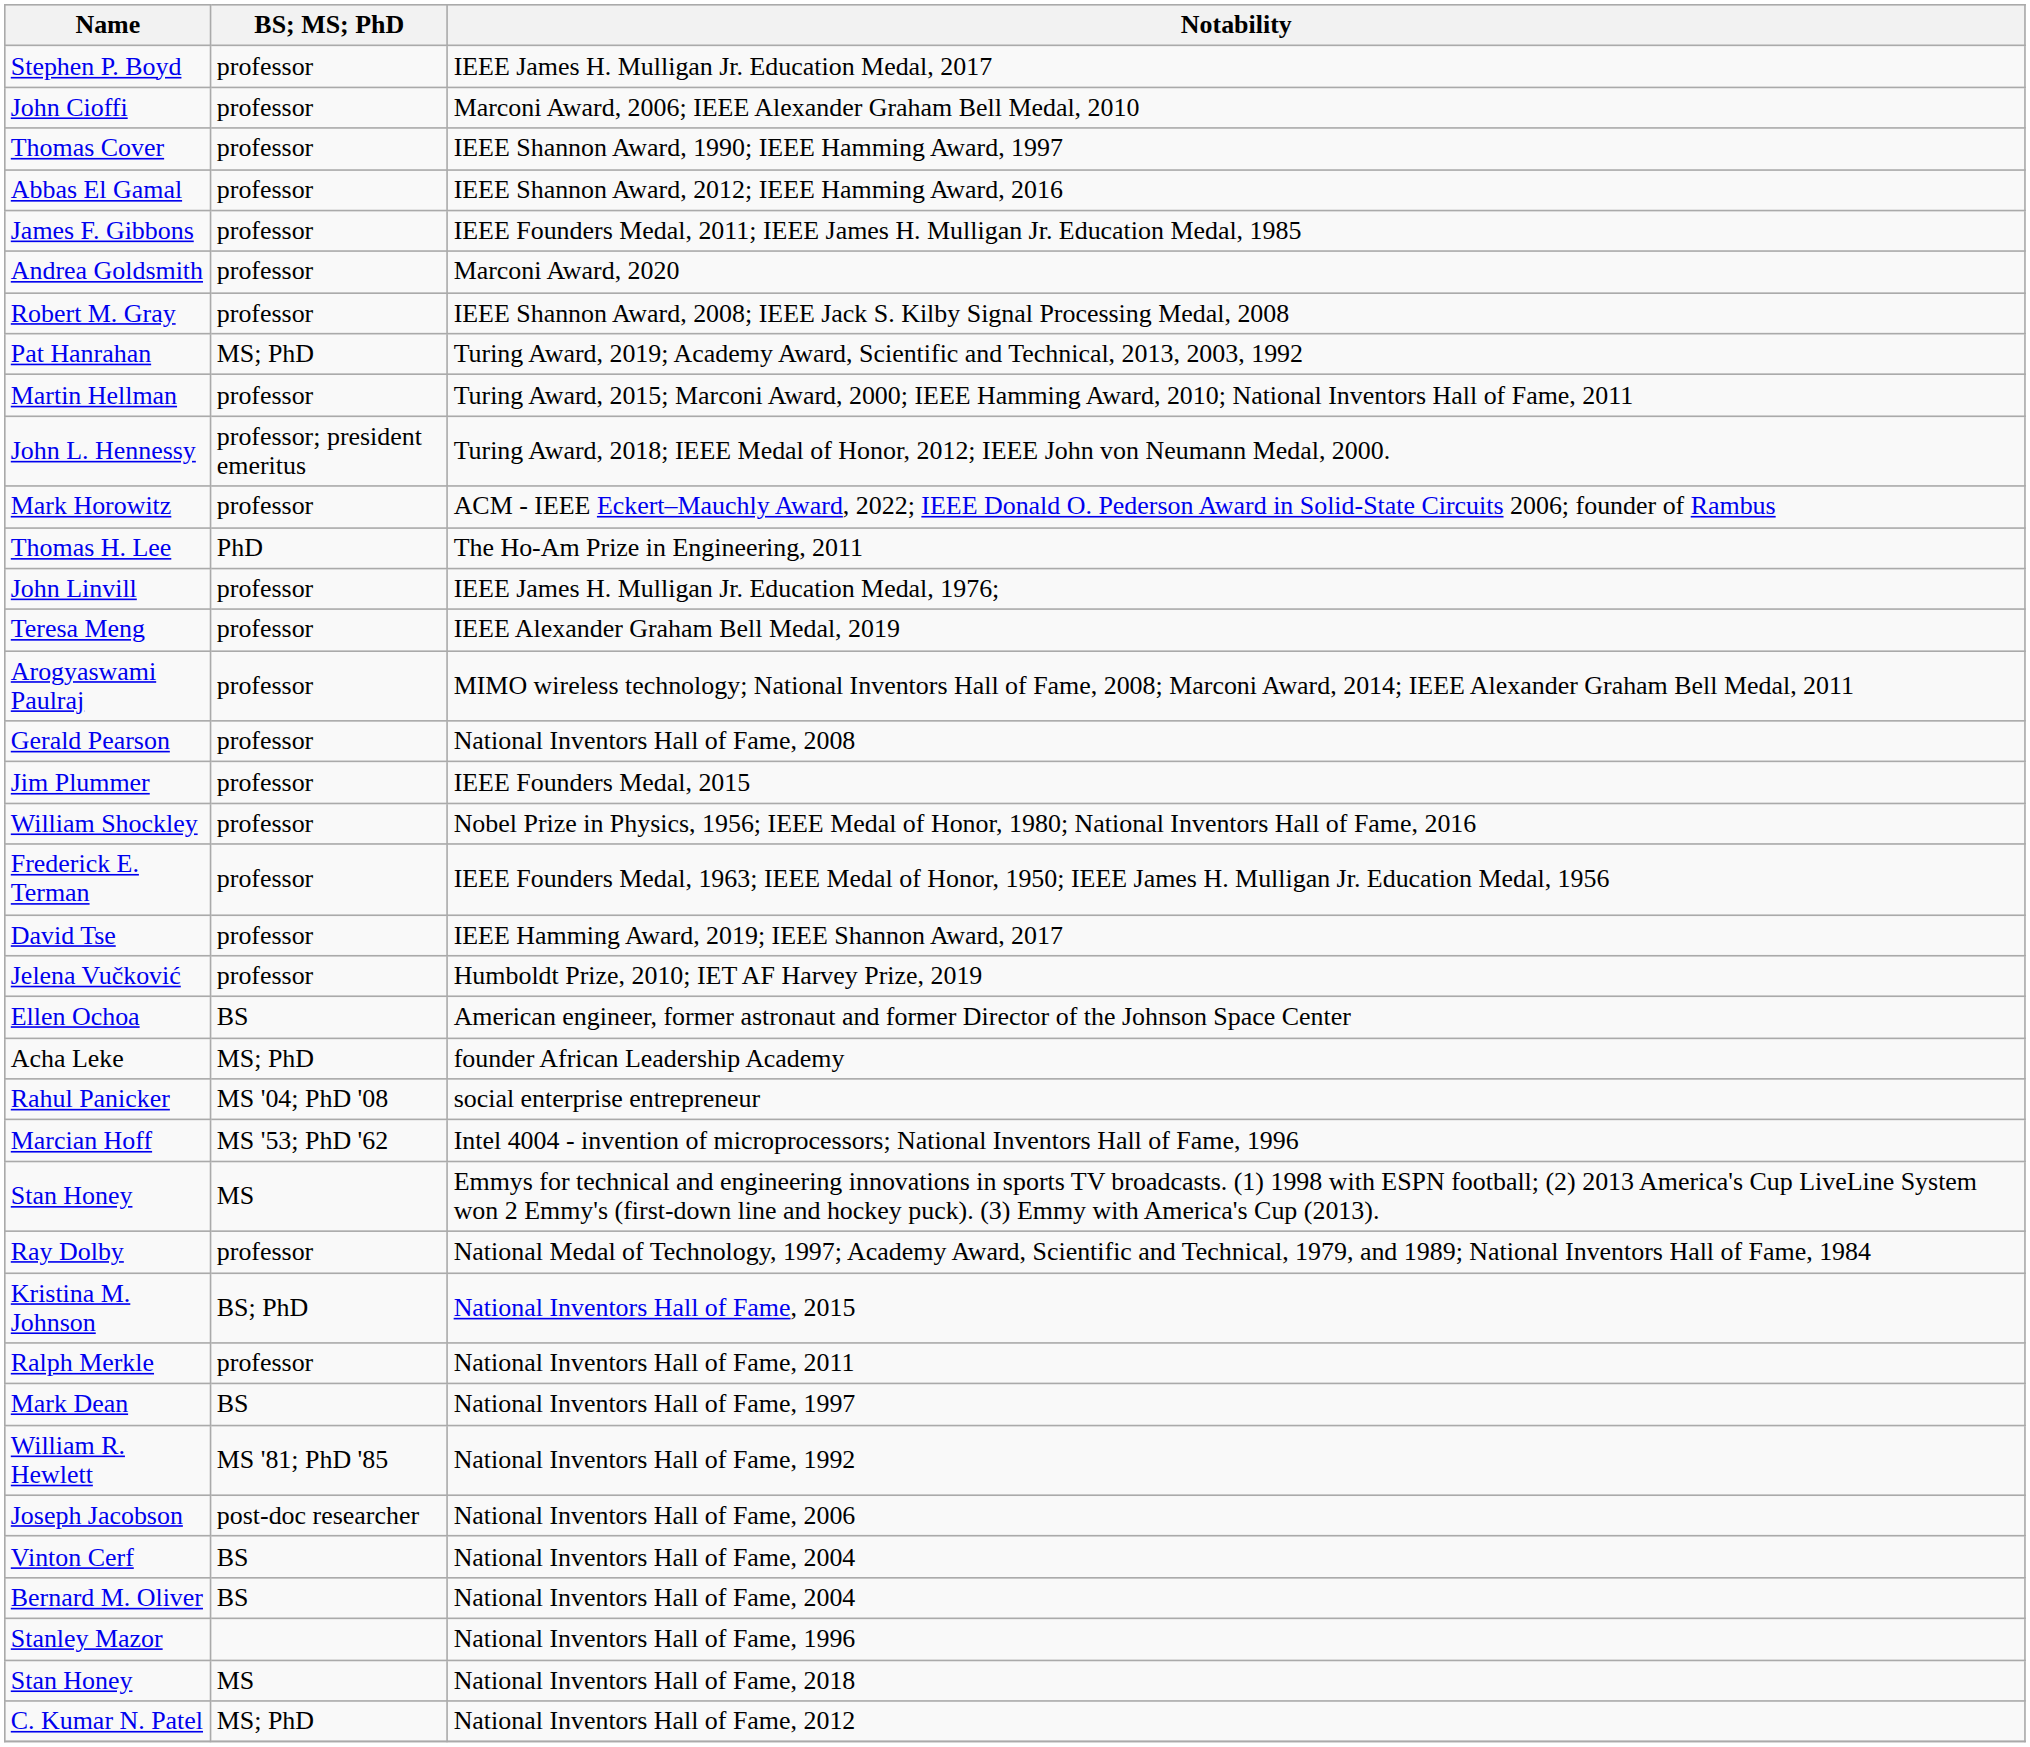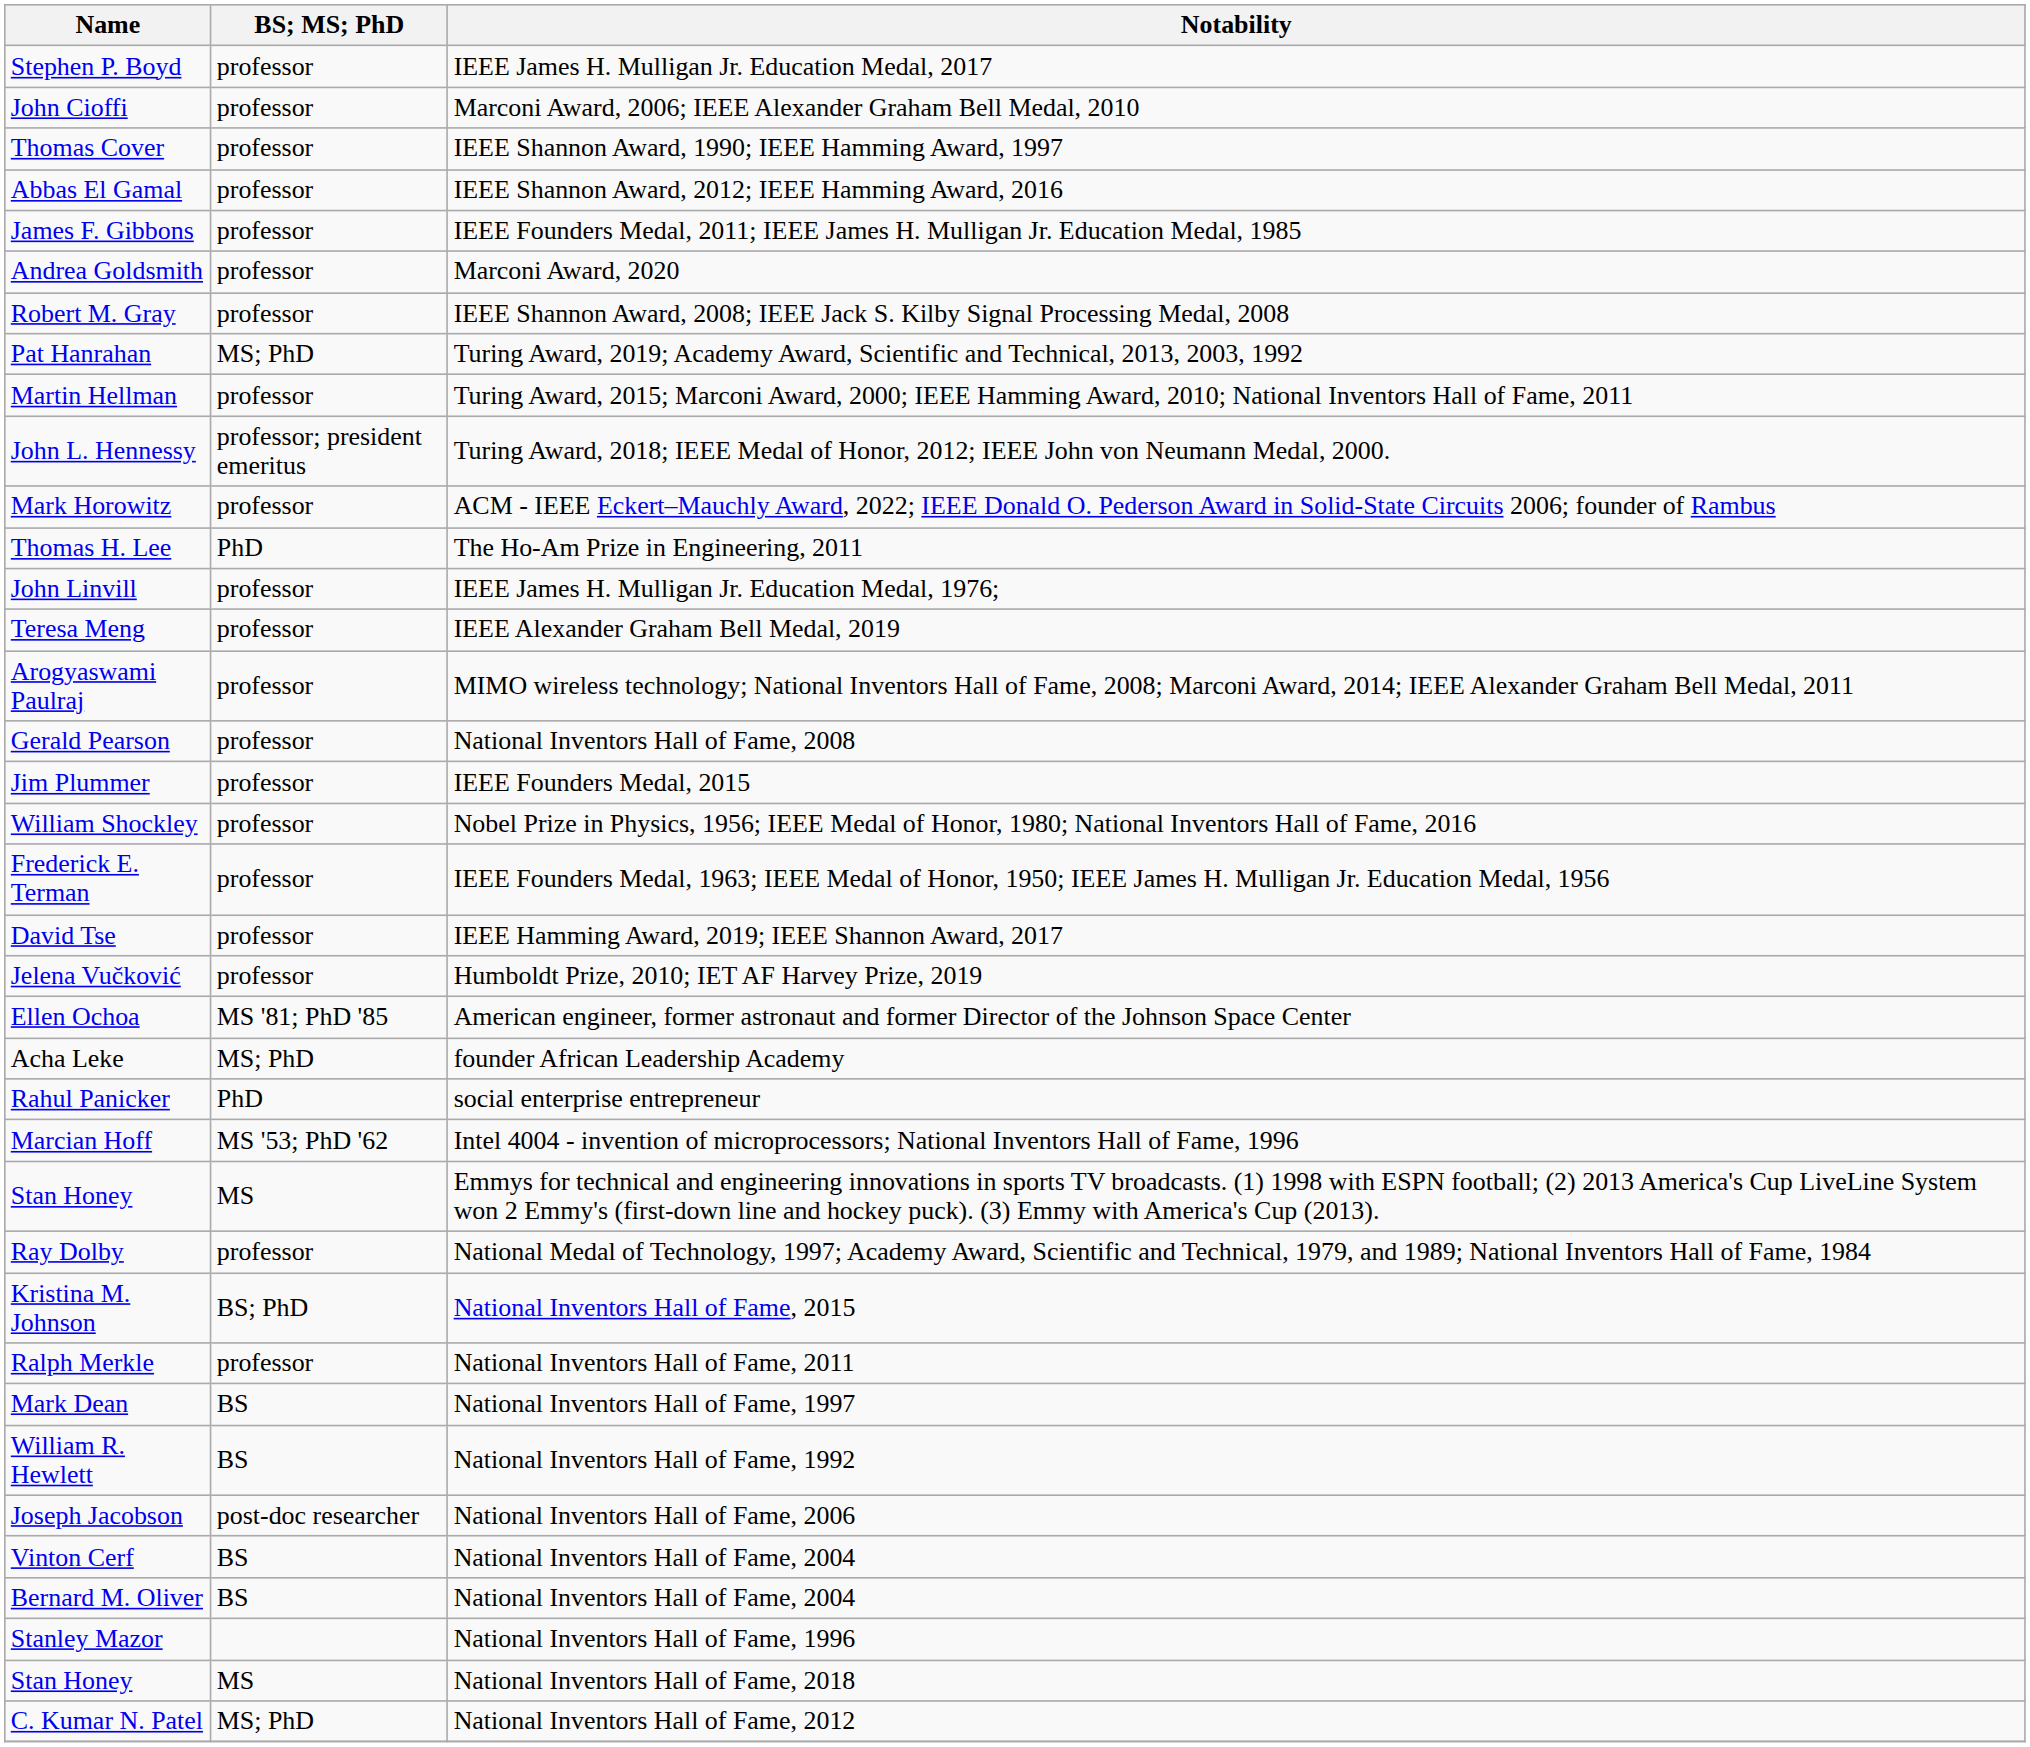(233, 1016) BS -> (302, 1016) MS '81; PhD '85
(302, 1099) MS '04; PhD '08 -> (240, 1099) PhD
(302, 1459) MS '81; PhD '85 -> (233, 1459) BS
